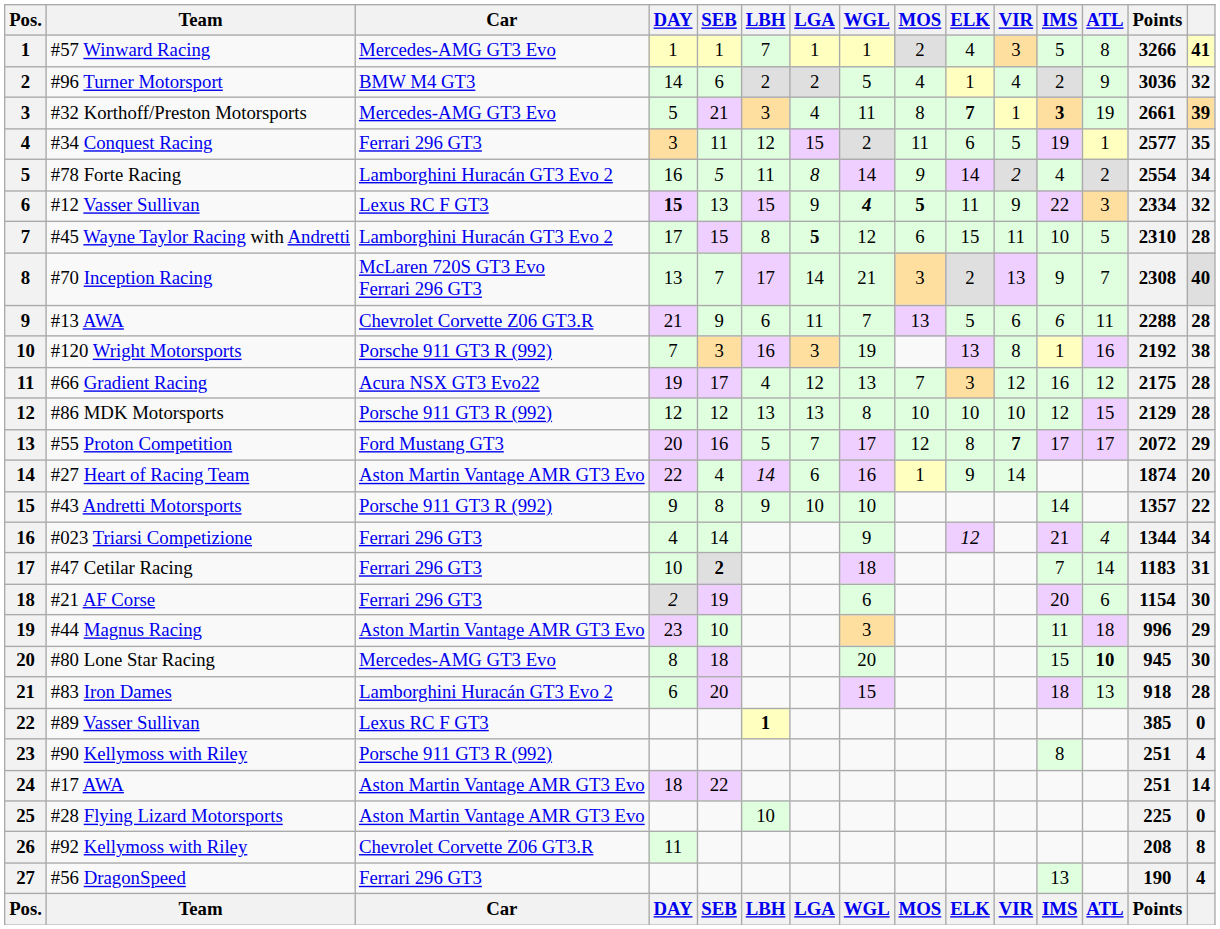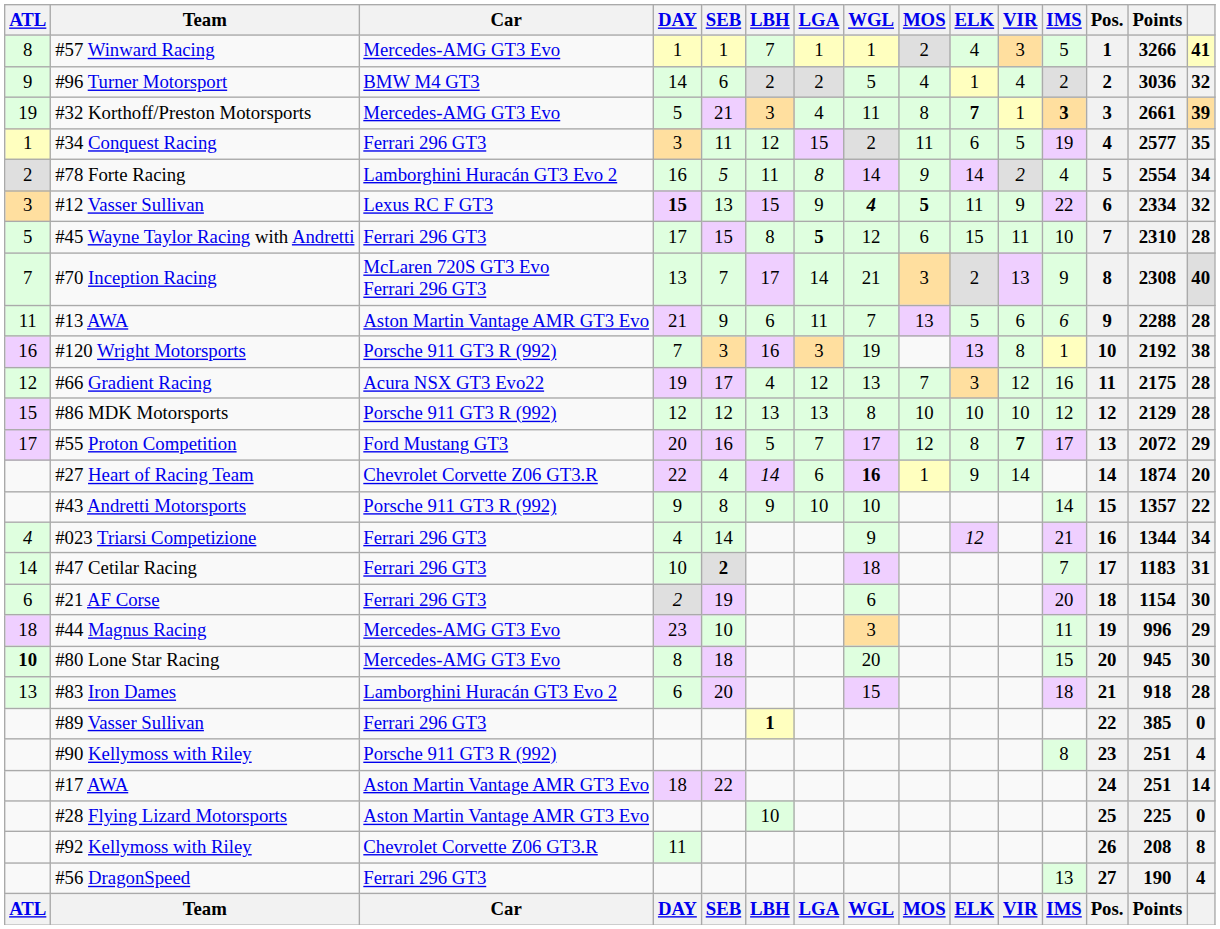columns swapped: (26, 19) <-> (1105, 19)
(486, 236) Lamborghini Huracán GT3 Evo 2 -> (425, 236) Ferrari 296 GT3
(476, 320) Chevrolet Corvette Z06 GT3.R -> (506, 320) Aston Martin Vantage AMR GT3 Evo
(502, 475) Aston Martin Vantage AMR GT3 Evo -> (481, 475) Chevrolet Corvette Z06 GT3.R
(867, 475) normal -> (871, 475) bold
(502, 629) Aston Martin Vantage AMR GT3 Evo -> (462, 629) Mercedes-AMG GT3 Evo
(424, 722) Lexus RC F GT3 -> (425, 722) Ferrari 296 GT3
